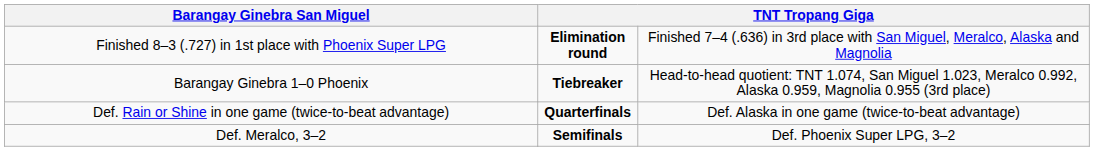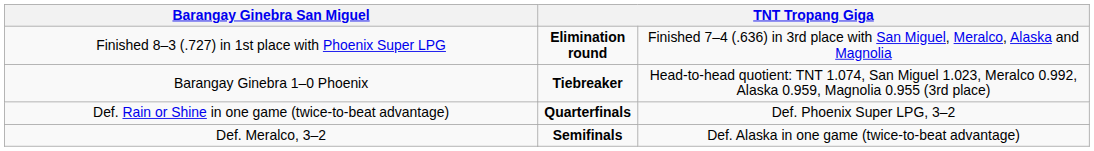(863, 113) Def. Alaska in one game (twice-to-beat advantage) -> (863, 113) Def. Phoenix Super LPG, 3–2
(863, 135) Def. Phoenix Super LPG, 3–2 -> (863, 135) Def. Alaska in one game (twice-to-beat advantage)
